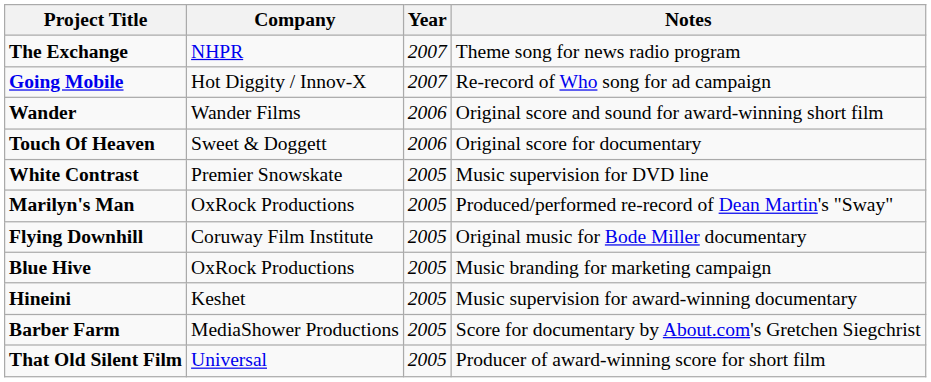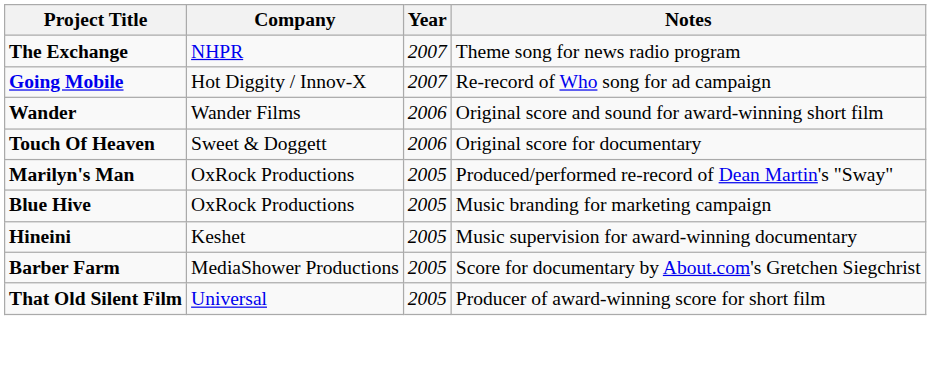- row: (74, 174)
- row: (76, 236)
